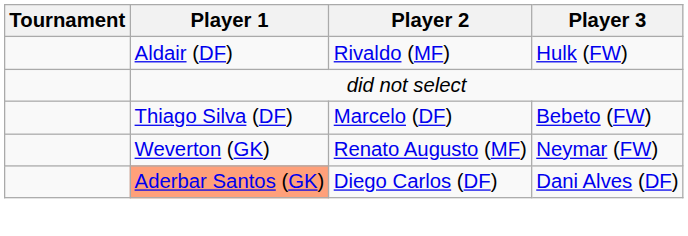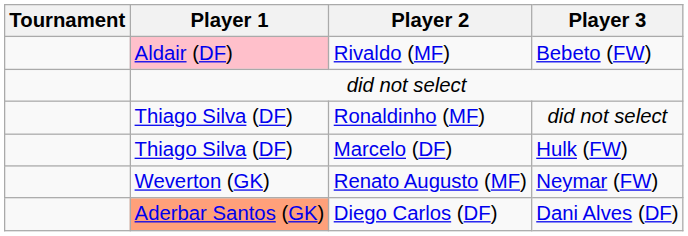(184, 52) no background -> (184, 52) pink background
(582, 52) Hulk (FW) -> (594, 52) Bebeto (FW)
+ row: (409, 117)
(594, 117) Bebeto (FW) -> (582, 149) Hulk (FW)
